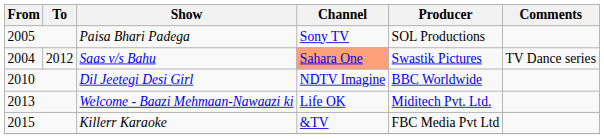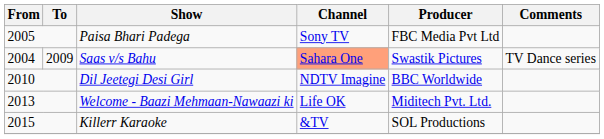(438, 36) SOL Productions -> (445, 36) FBC Media Pvt Ltd
(60, 58) 2012 -> (60, 58) 2009
(445, 123) FBC Media Pvt Ltd -> (438, 123) SOL Productions
